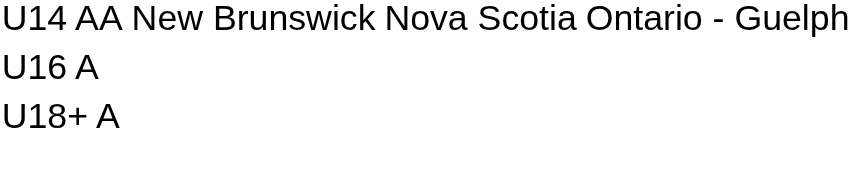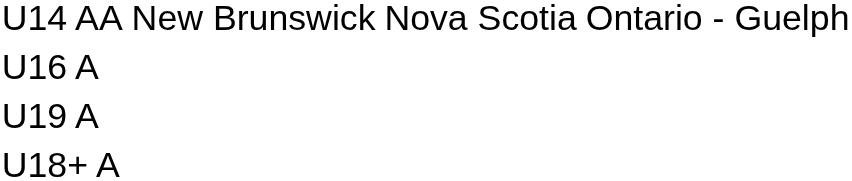+ row: (50, 116)
